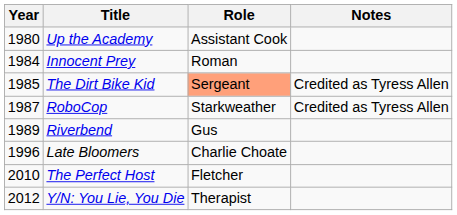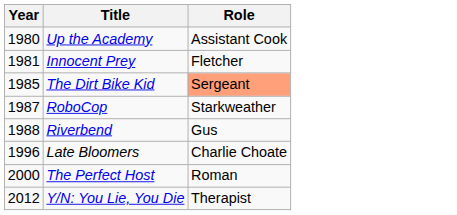- column: (371, 15)
(24, 61) 1984 -> (24, 61) 1981
(214, 61) Roman -> (217, 61) Fletcher
(24, 130) 1989 -> (24, 130) 1988
(24, 175) 2010 -> (24, 175) 2000
(217, 175) Fletcher -> (214, 175) Roman
